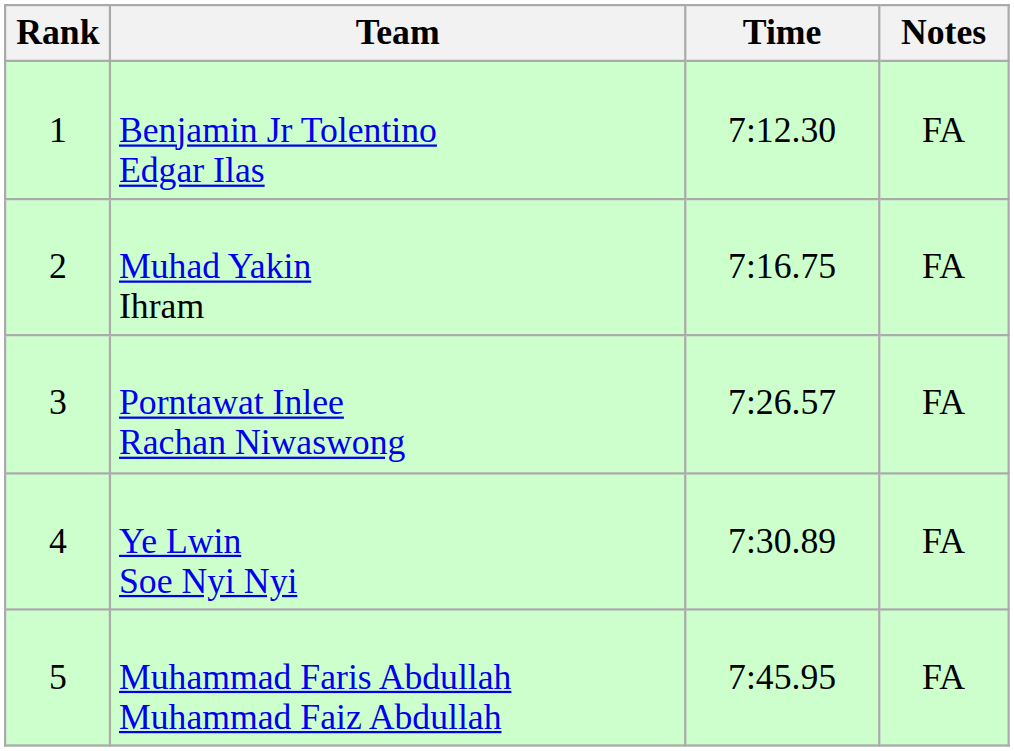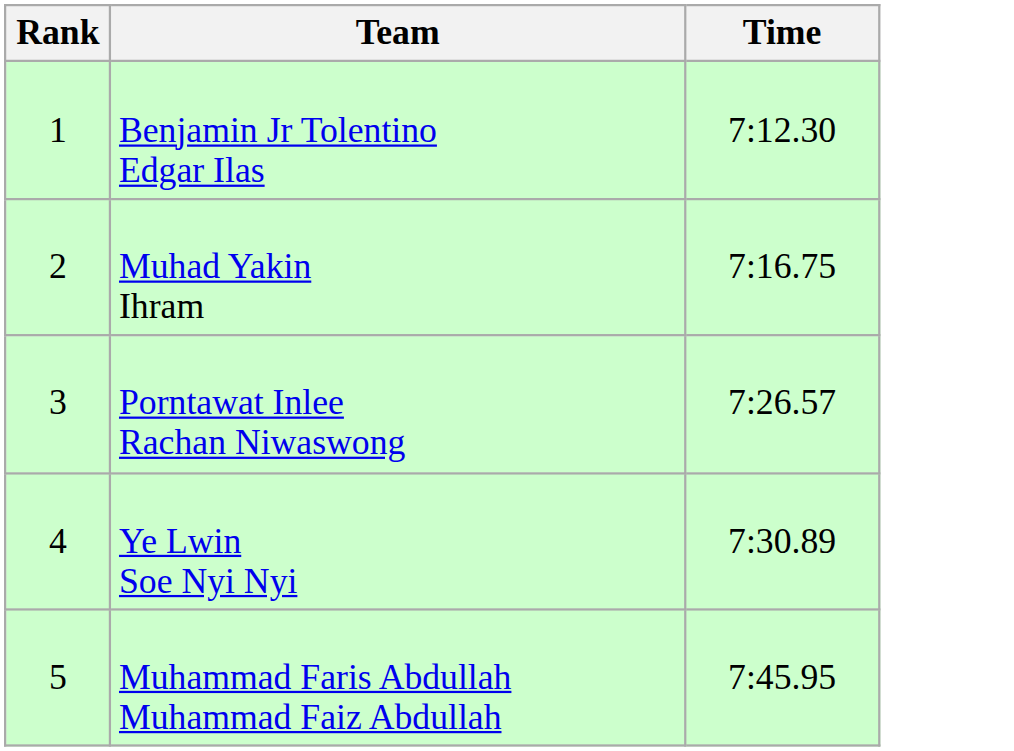- column: (944, 32)
